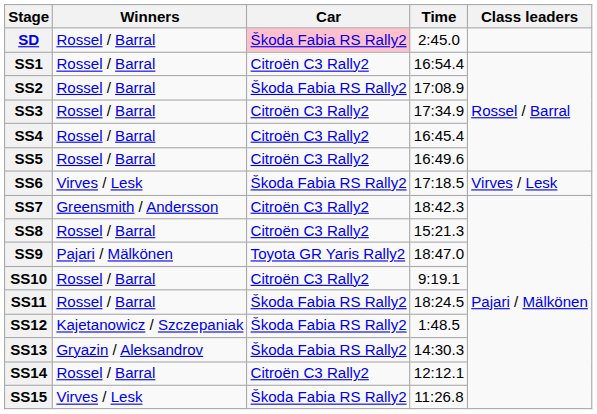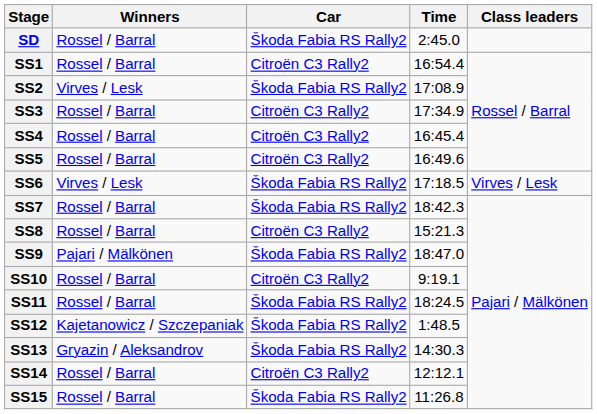(329, 40) pink background -> (329, 40) no background
(106, 87) Rossel / Barral -> (99, 87) Virves / Lesk
(137, 206) Greensmith / Andersson -> (106, 206) Rossel / Barral
(310, 206) Citroën C3 Rally2 -> (329, 206) Škoda Fabia RS Rally2
(328, 254) Toyota GR Yaris Rally2 -> (329, 254) Škoda Fabia RS Rally2
(99, 397) Virves / Lesk -> (106, 397) Rossel / Barral
